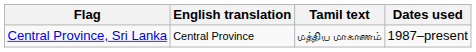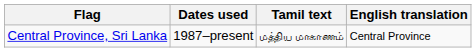columns swapped: (428, 14) <-> (232, 14)
